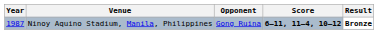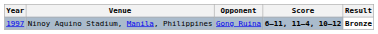(15, 23) 1987 -> (15, 23) 1997
